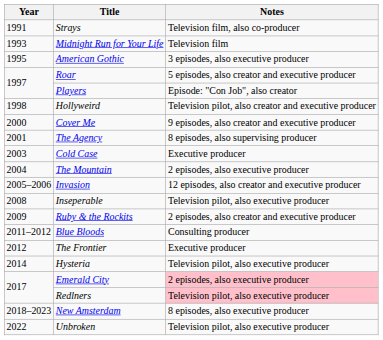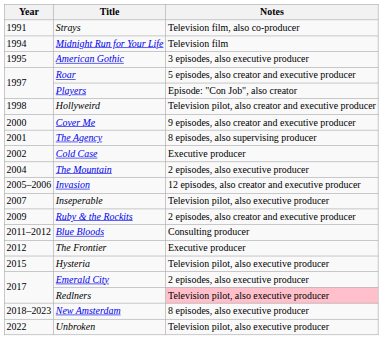(17, 43) 1993 -> (17, 43) 1994
(17, 153) 2003 -> (17, 153) 2002
(17, 201) 2008 -> (17, 201) 2007
(17, 264) 2014 -> (17, 264) 2015
(238, 279) pink background -> (238, 279) no background
